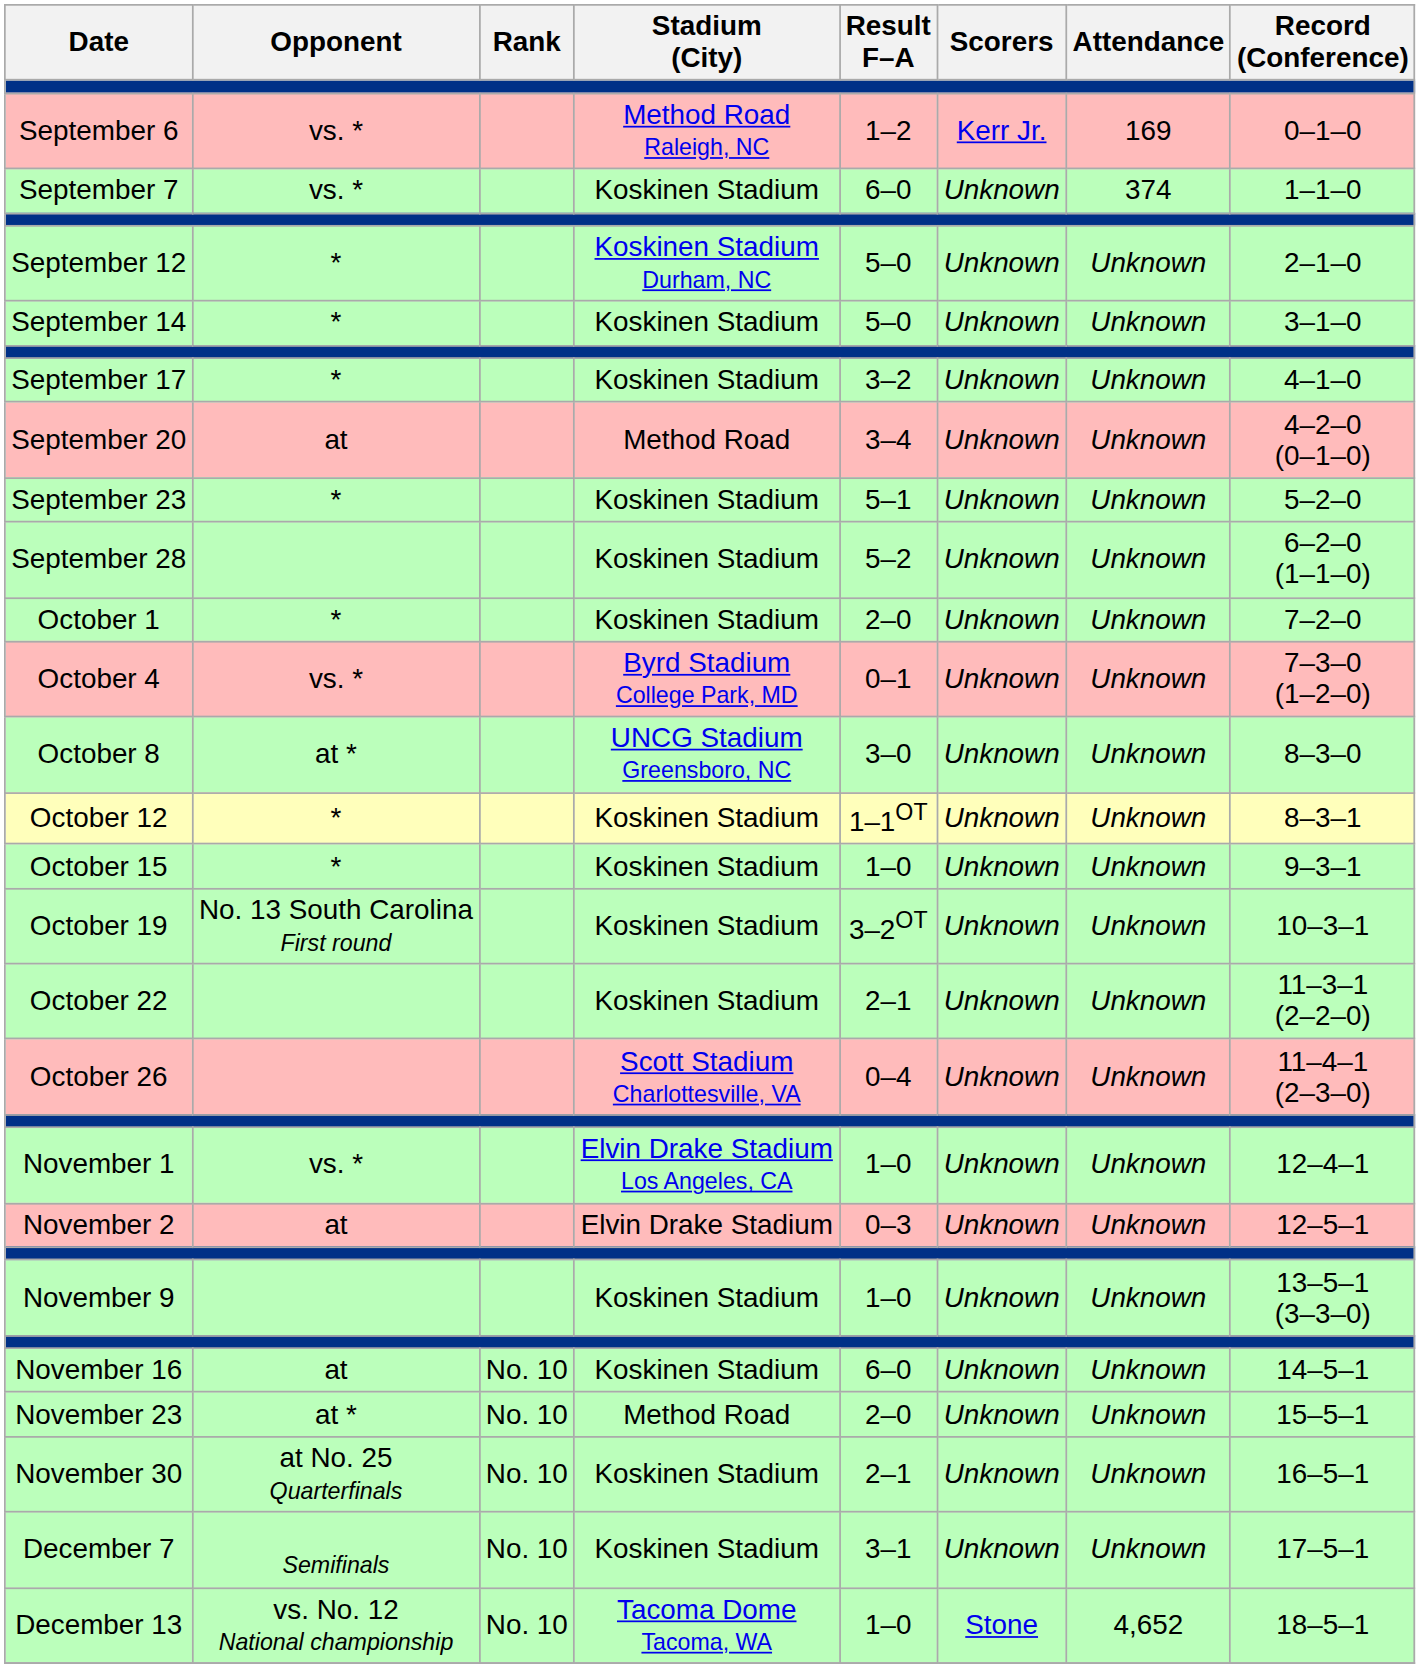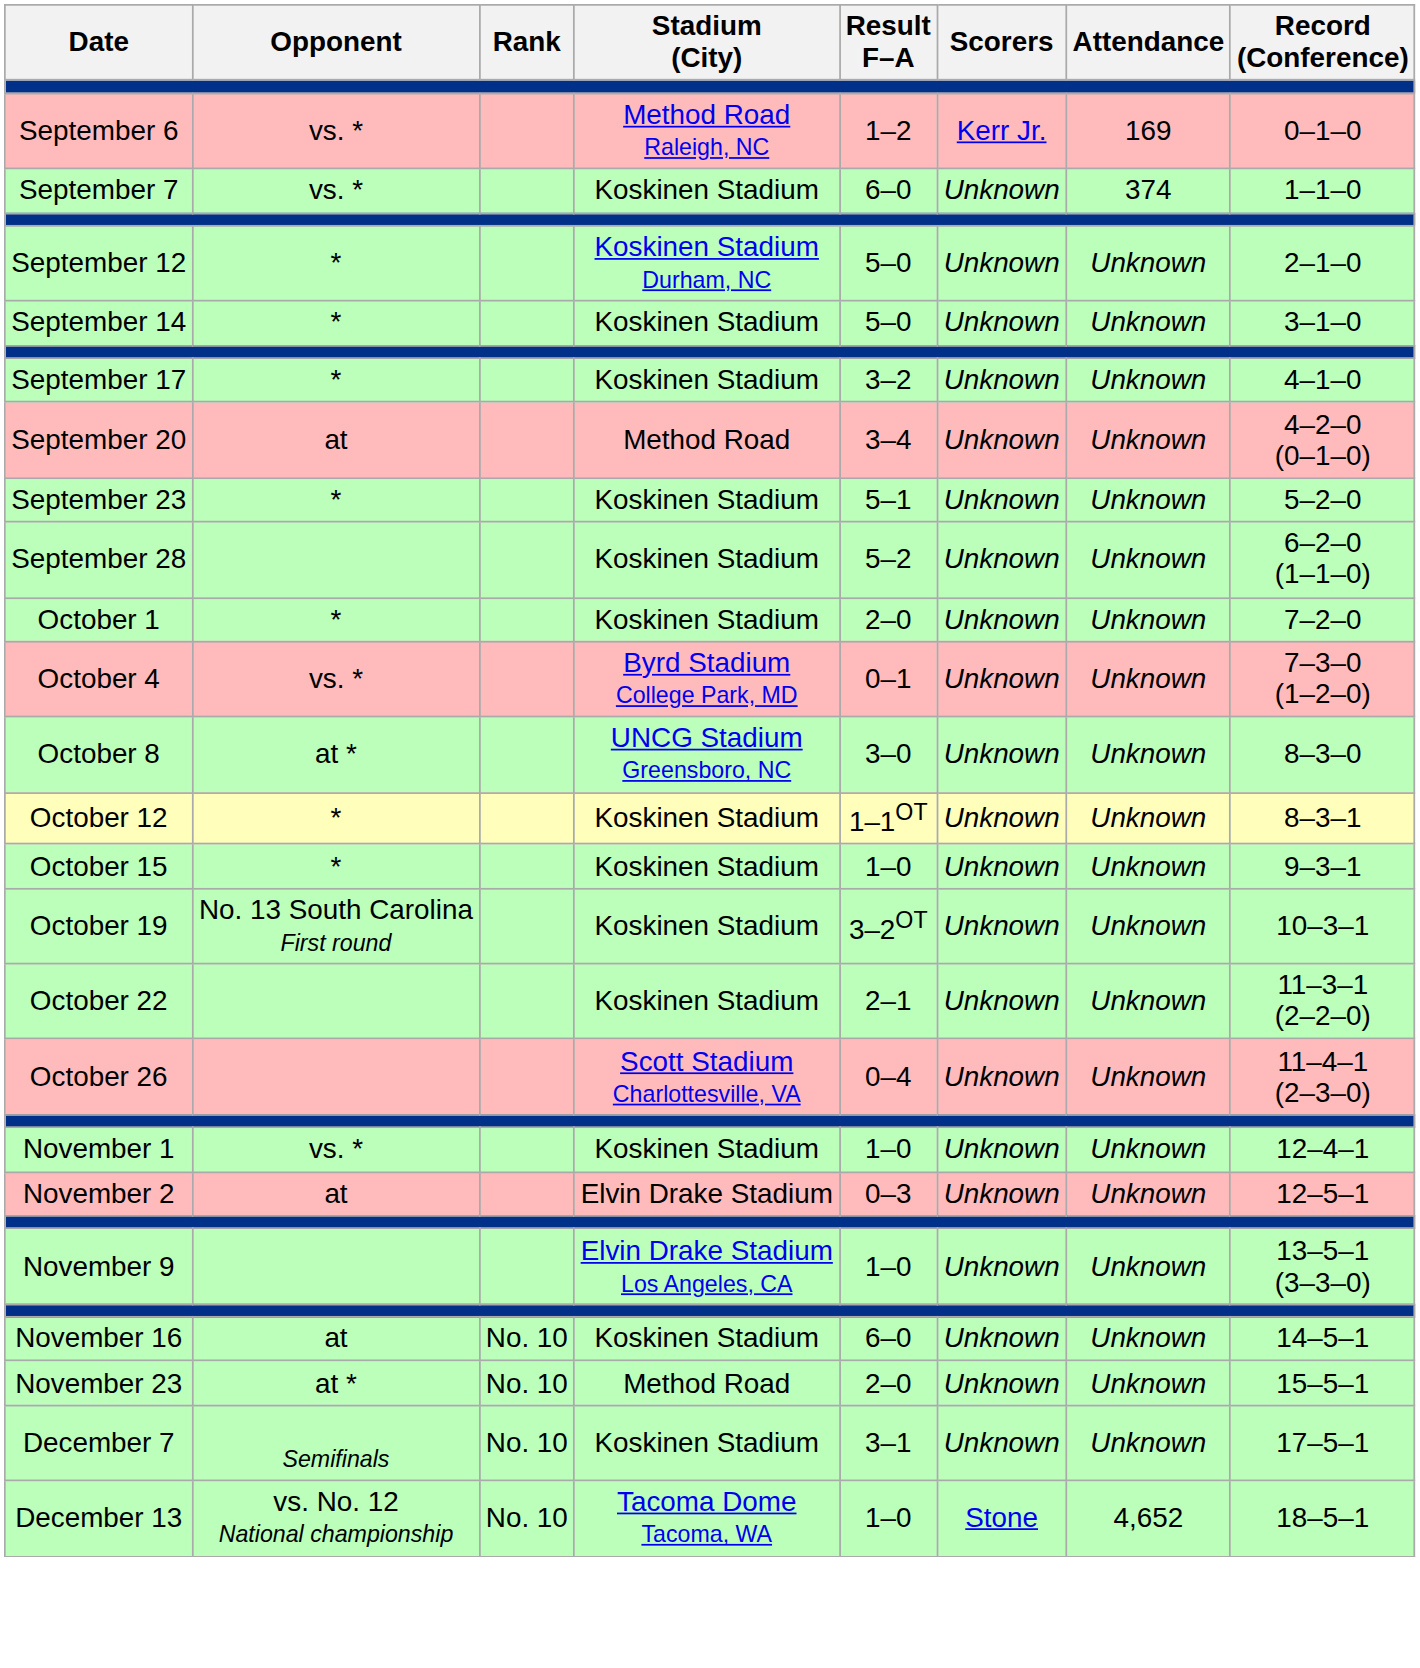(707, 1164) Elvin Drake Stadium Los Angeles, CA -> (707, 1149) Koskinen Stadium
(707, 1297) Koskinen Stadium -> (707, 1266) Elvin Drake Stadium Los Angeles, CA
- row: (99, 1473)
